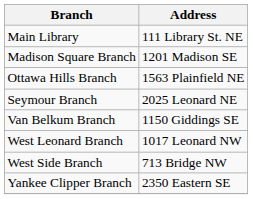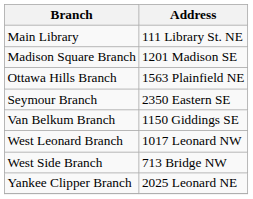(190, 99) 2025 Leonard NE -> (186, 99) 2350 Eastern SE
(186, 183) 2350 Eastern SE -> (190, 183) 2025 Leonard NE
